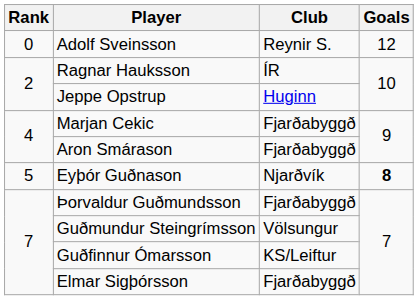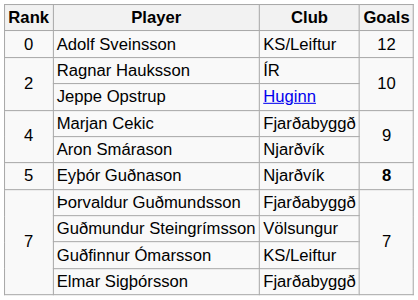(297, 44) Reynir S. -> (300, 44) KS/Leiftur
(309, 149) Fjarðabyggð -> (294, 149) Njarðvík
